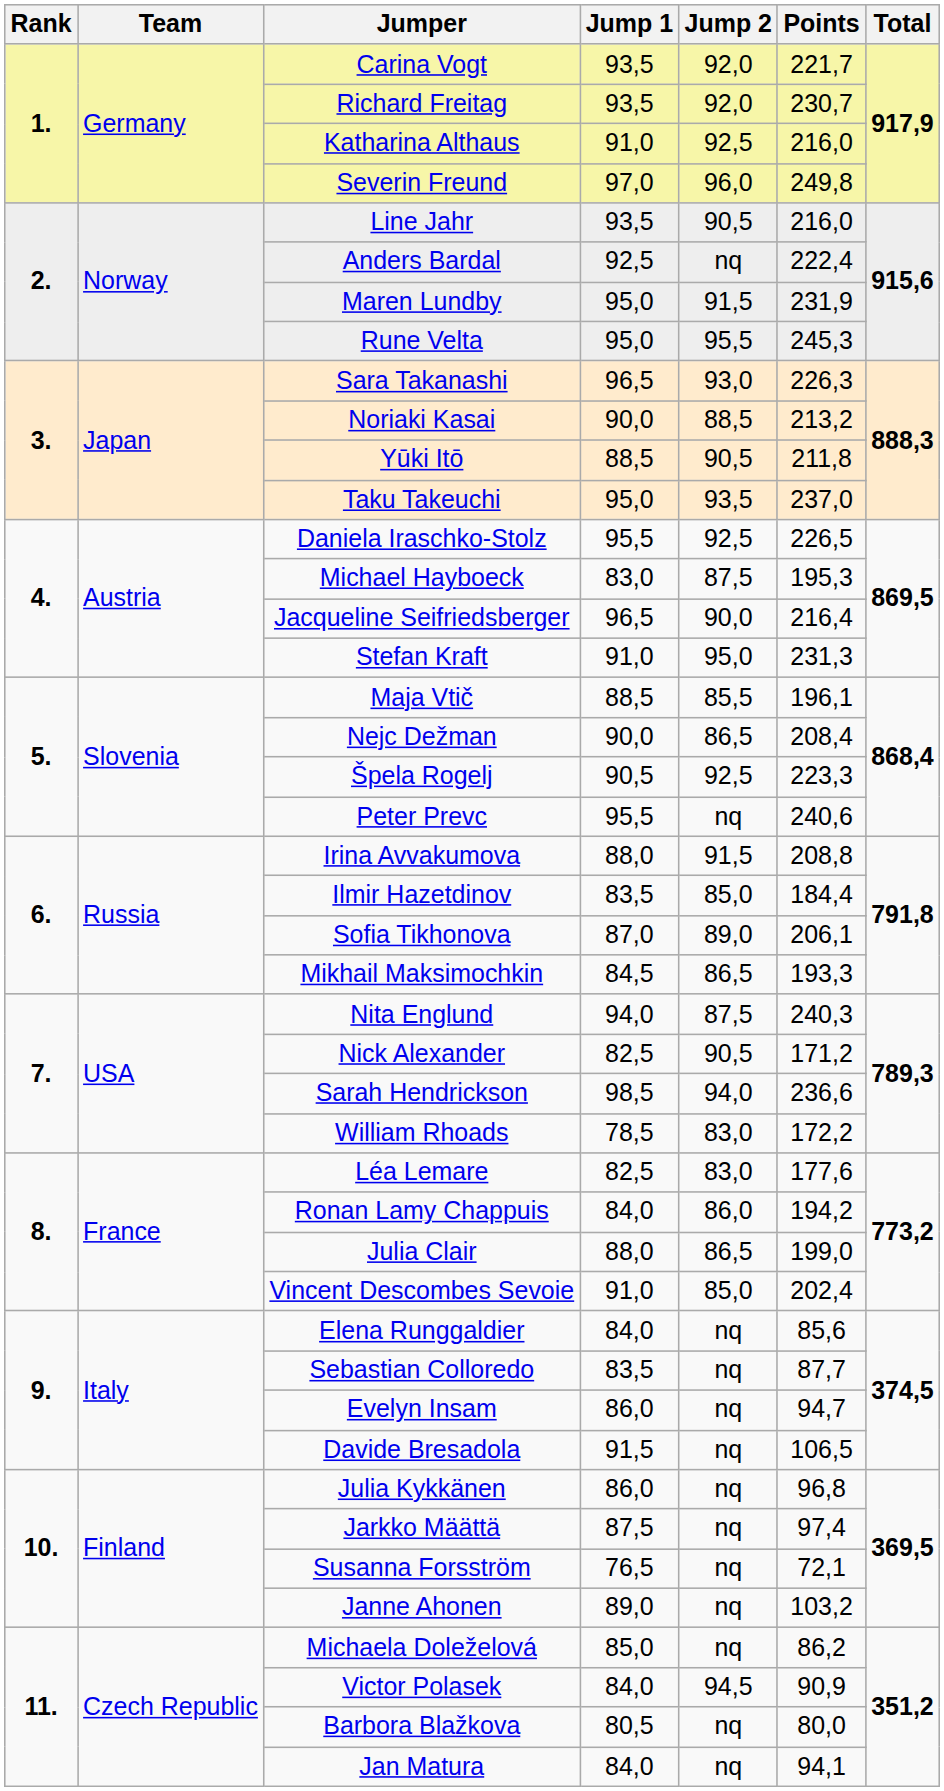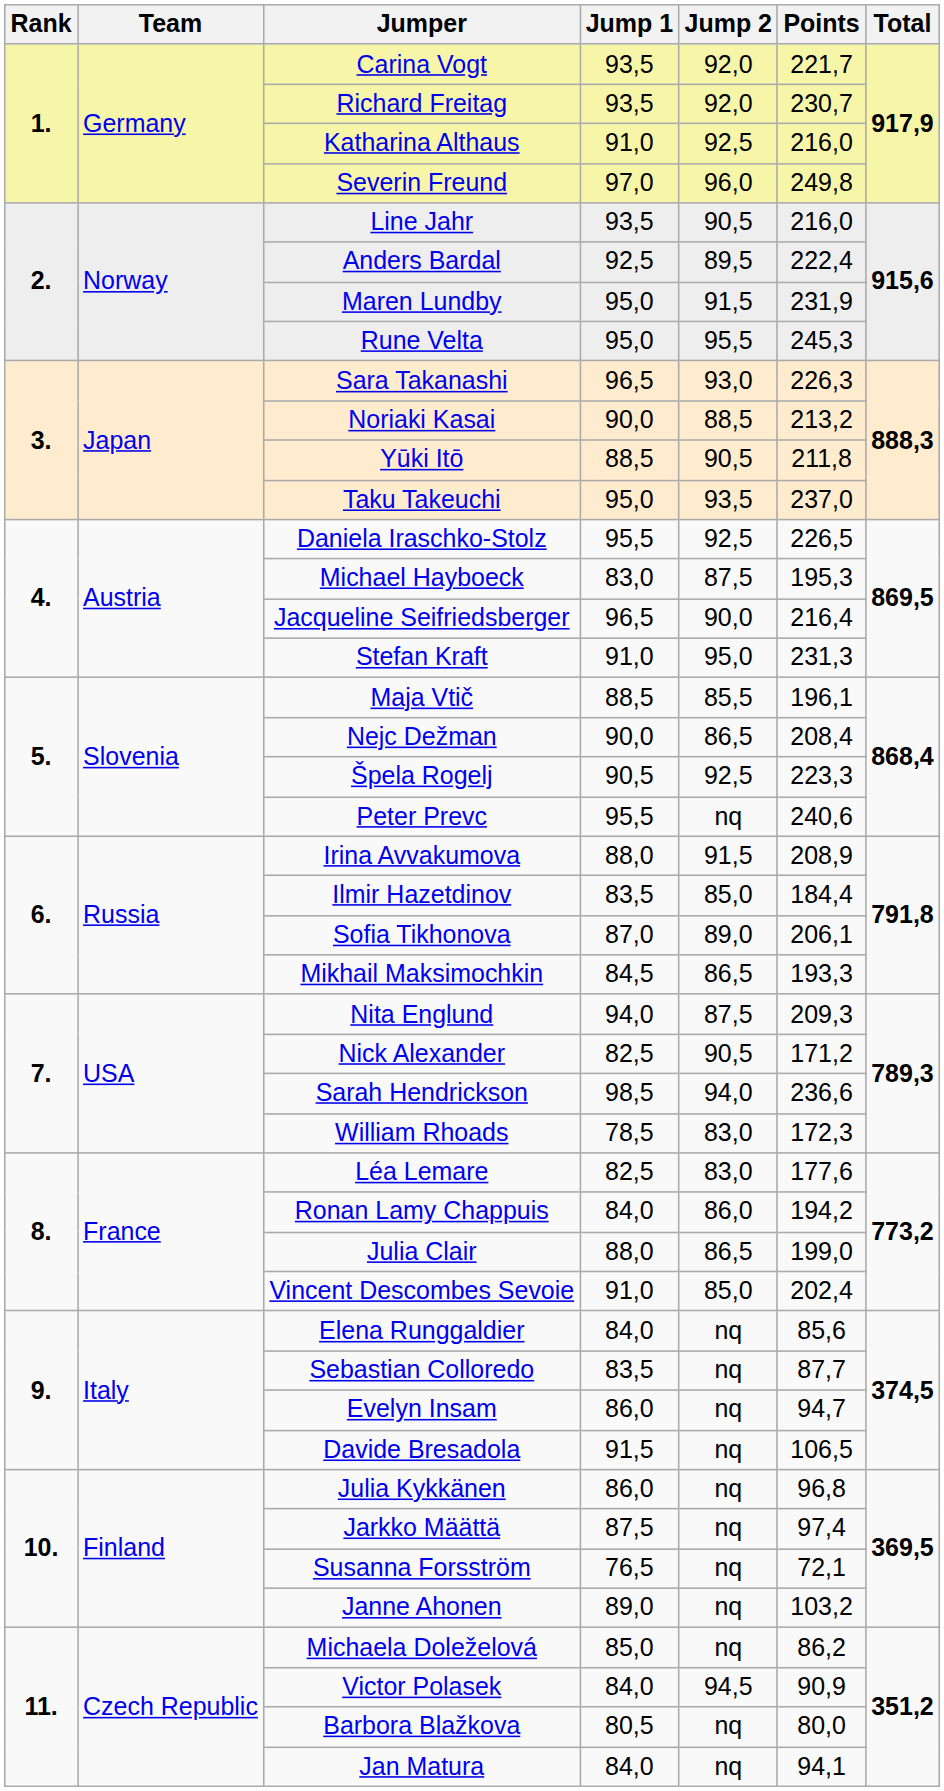(728, 261) nq -> (728, 261) 89,5
(822, 855) 208,8 -> (822, 855) 208,9
(822, 1013) 240,3 -> (822, 1013) 209,3
(822, 1132) 172,2 -> (822, 1132) 172,3
